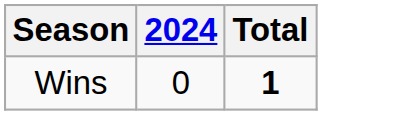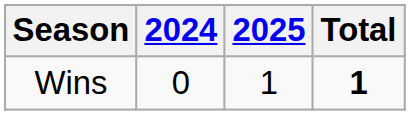+ column: (269, 30)
